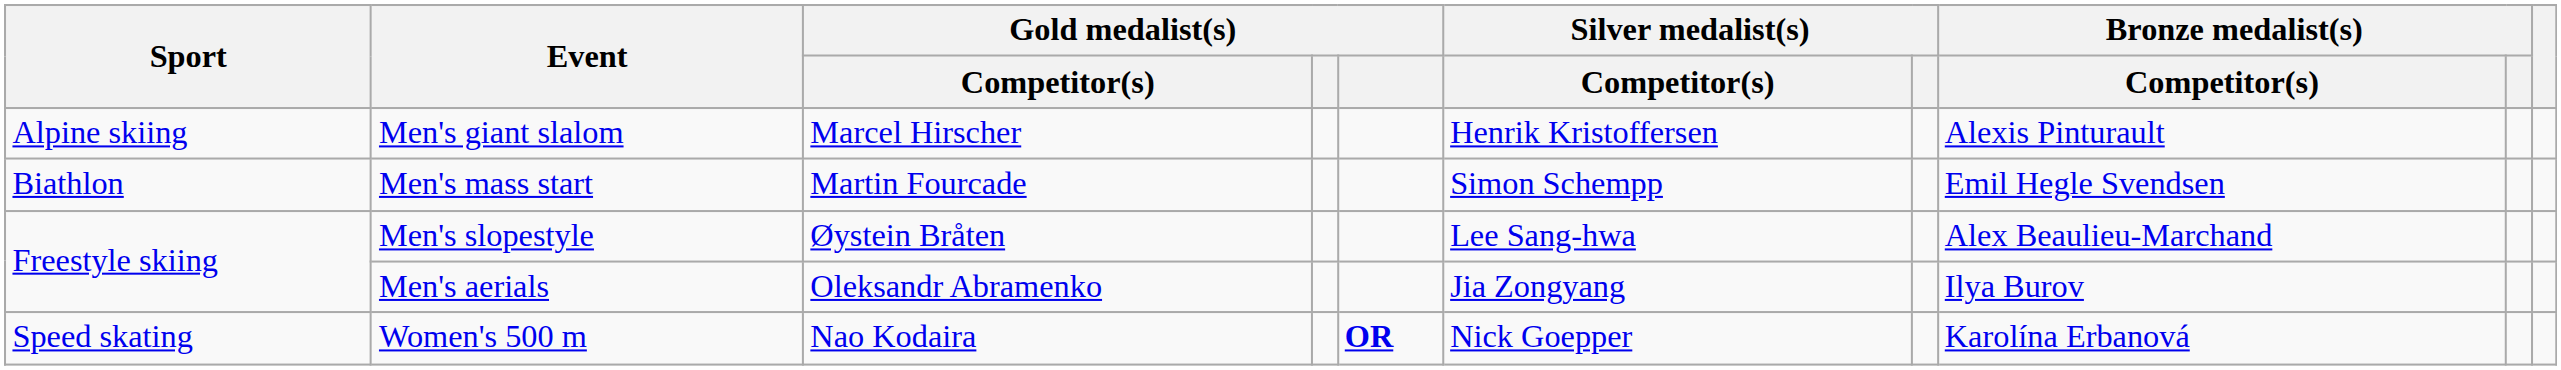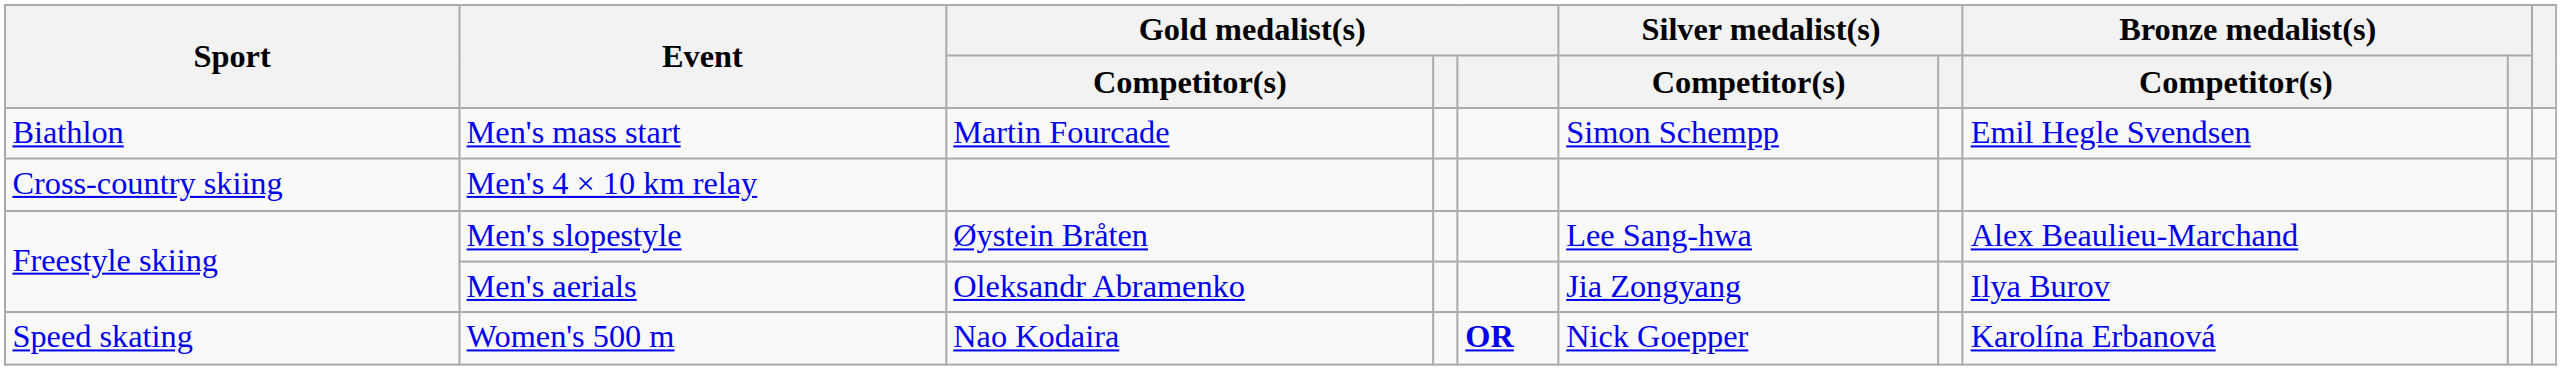- row: (501, 132)
+ row: (612, 183)
